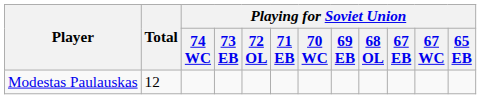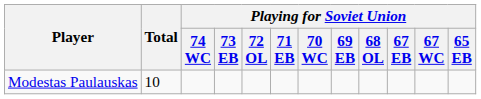(152, 81) 12 -> (152, 81) 10
